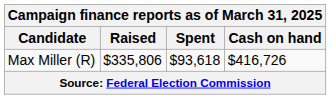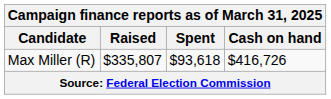(133, 60) $335,806 -> (133, 60) $335,807
